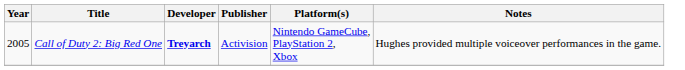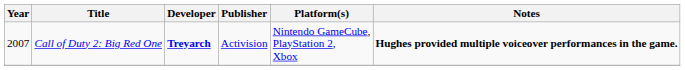(18, 43) 2005 -> (18, 43) 2007
(518, 43) normal -> (527, 43) bold
